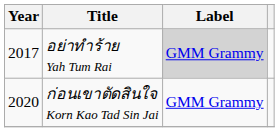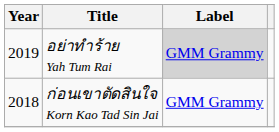(24, 53) 2017 -> (24, 53) 2019
(24, 102) 2020 -> (24, 102) 2018
